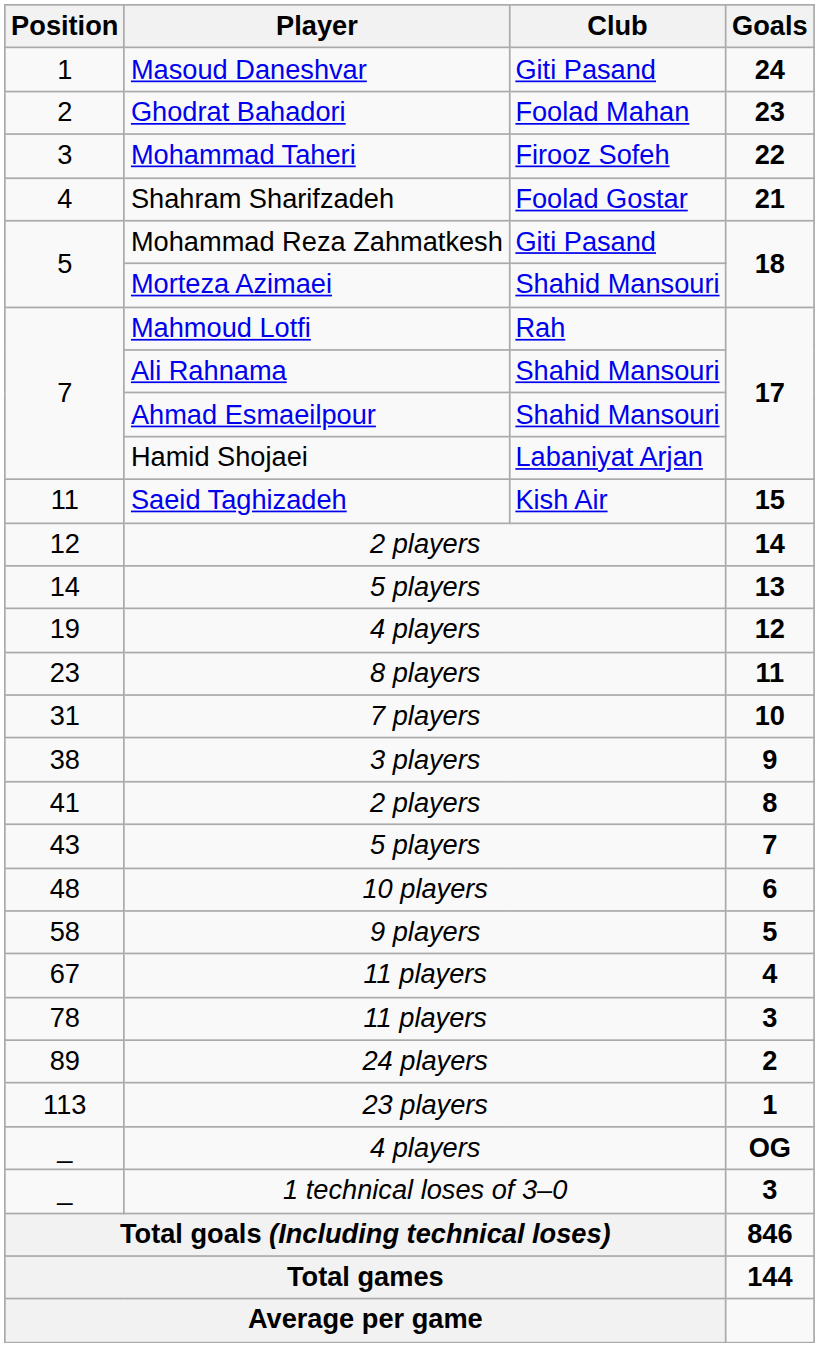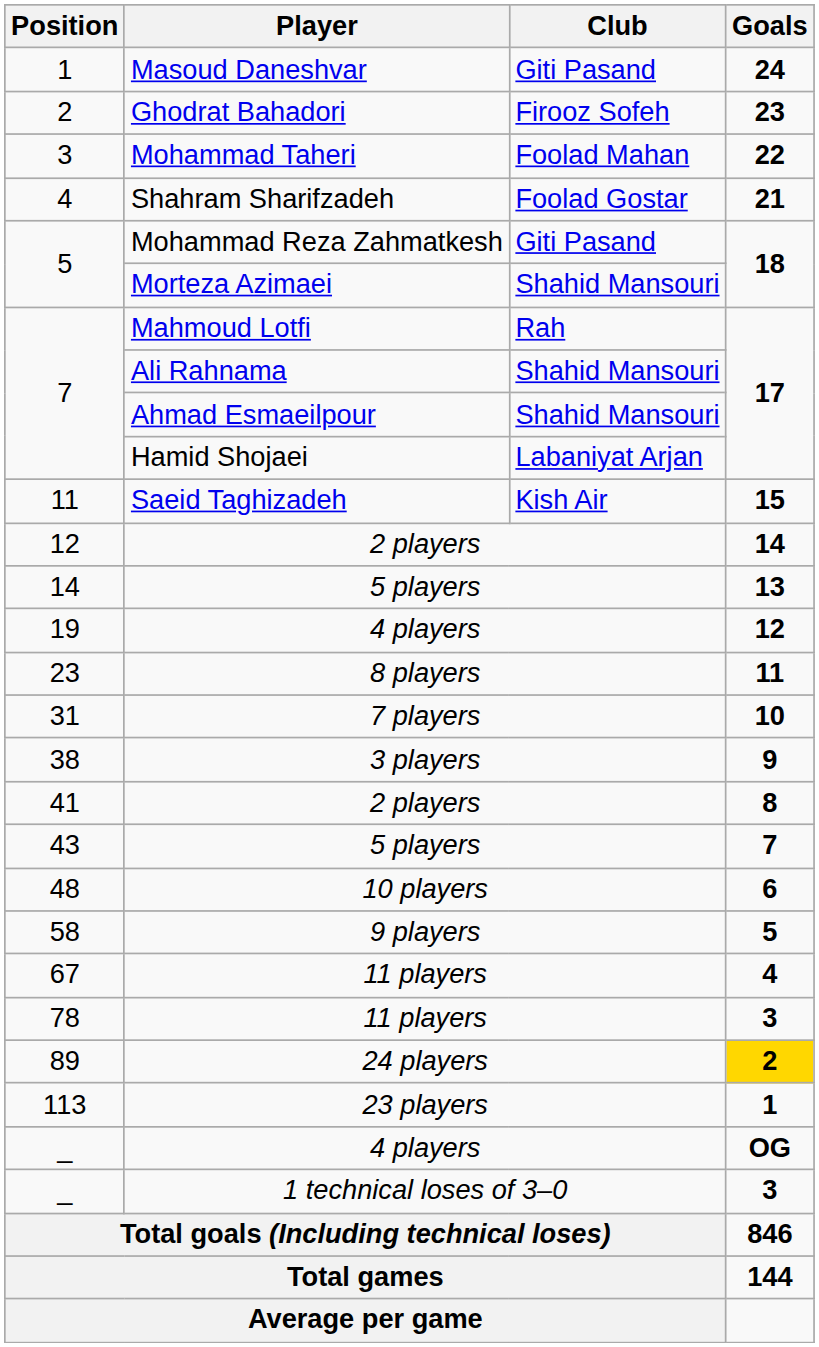(602, 112) Foolad Mahan -> (592, 112) Firooz Sofeh
(592, 155) Firooz Sofeh -> (602, 155) Foolad Mahan
(770, 1061) no background -> (770, 1061) gold background
